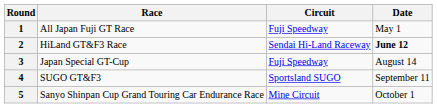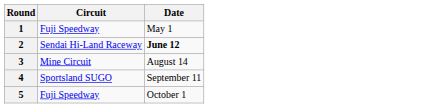- column: (152, 13)
(298, 62) Fuji Speedway -> (66, 62) Mine Circuit
(294, 95) Mine Circuit -> (70, 95) Fuji Speedway
